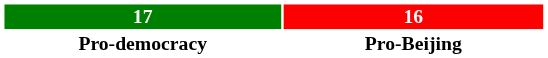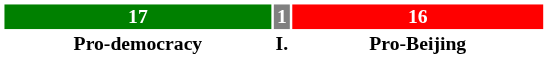+ column: (282, 16)
